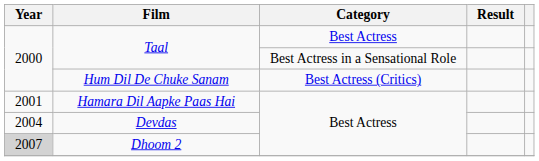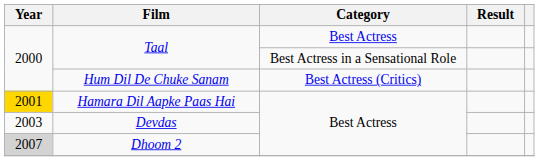(29, 101) no background -> (29, 101) gold background
(29, 123) 2004 -> (29, 123) 2003
